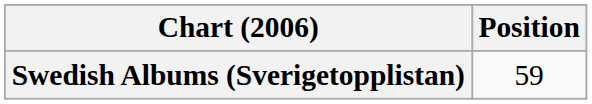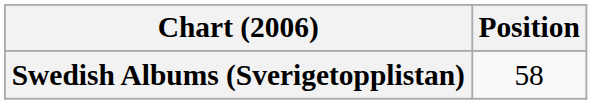(529, 74) 59 -> (529, 74) 58
